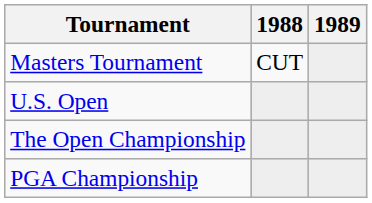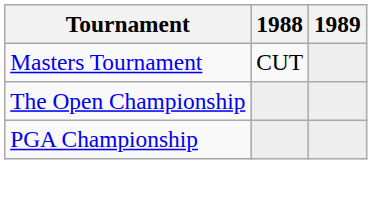- row: (59, 101)
